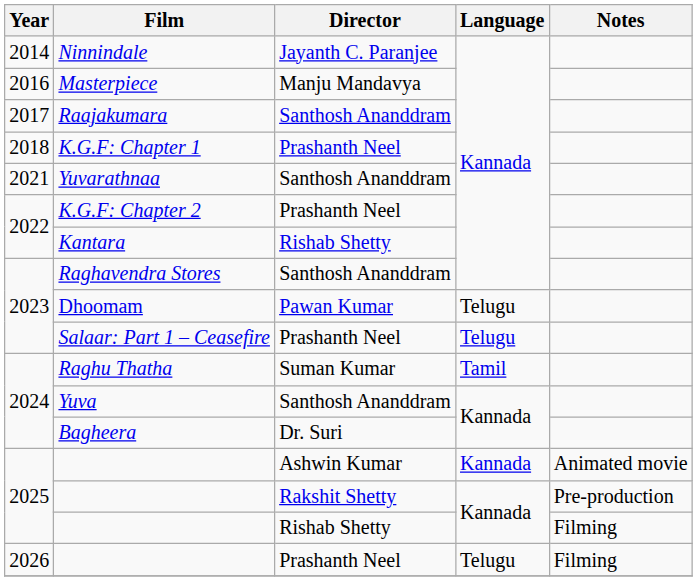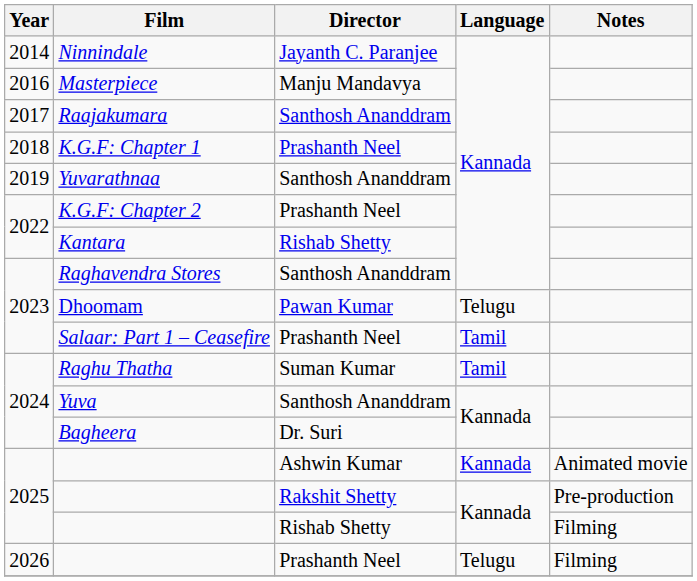(29, 178) 2021 -> (29, 178) 2019
(488, 337) Telugu -> (483, 337) Tamil
